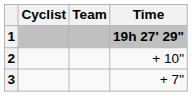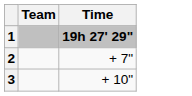- column: (44, 15)
(168, 58) + 10" -> (121, 58) + 7"
(172, 79) + 7" -> (117, 79) + 10"
